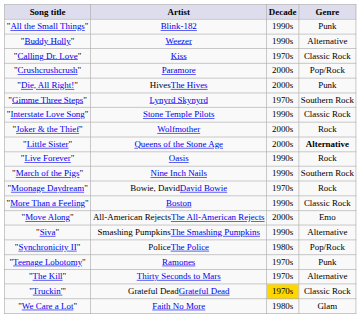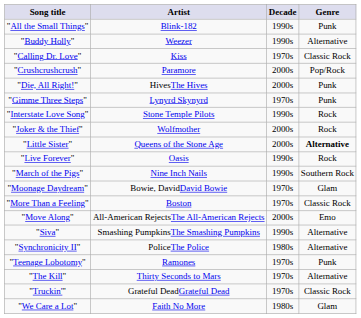(327, 100) Southern Rock -> (327, 100) Punk
(327, 114) Classic Rock -> (327, 114) Rock
(327, 188) Rock -> (327, 188) Glam
(283, 203) 1990s -> (283, 203) 1970s
(327, 247) Pop/Rock -> (327, 247) Alternative
(283, 291) gold background -> (283, 291) no background
